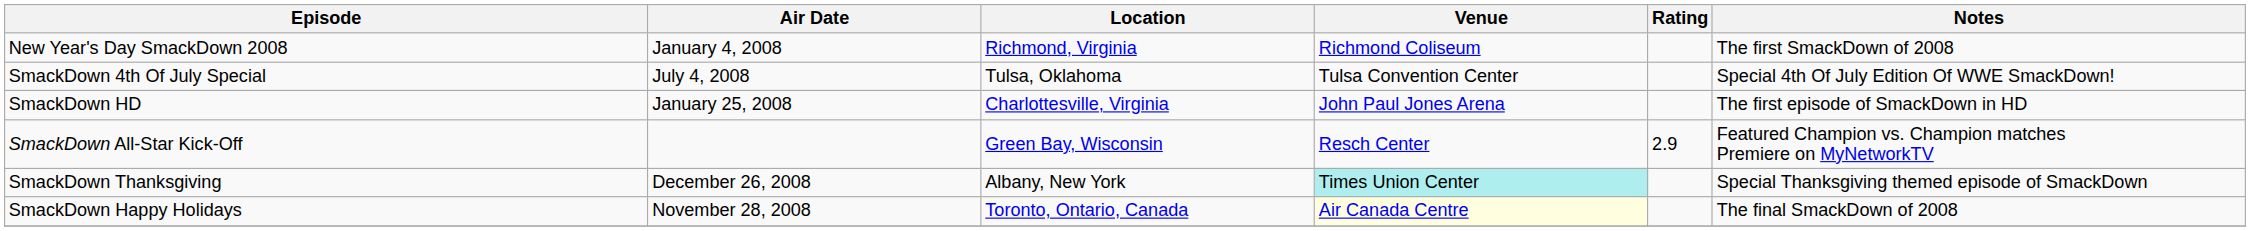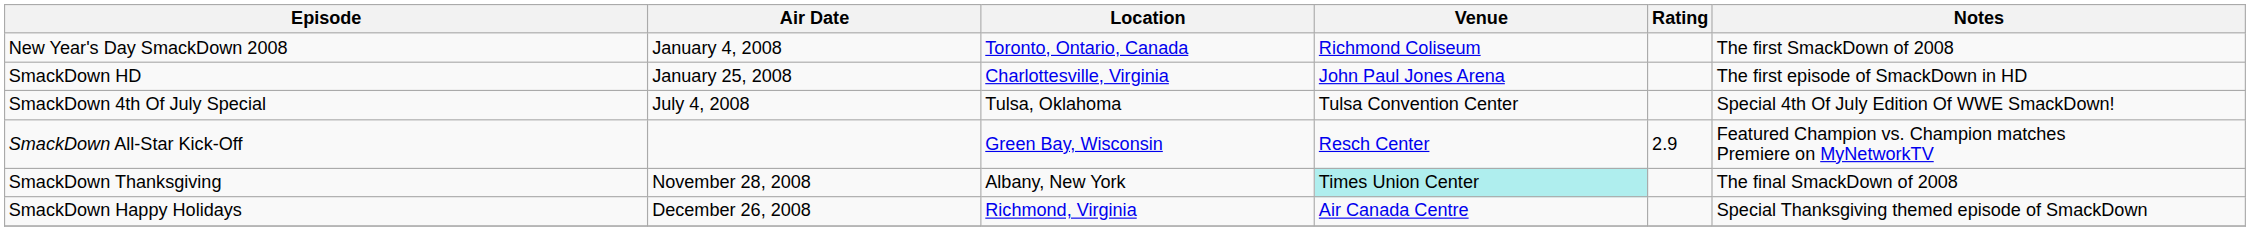(1061, 47) Richmond, Virginia -> (1087, 47) Toronto, Ontario, Canada
rows swapped: (75, 104) <-> (137, 76)
(732, 182) December 26, 2008 -> (732, 182) November 28, 2008
(1932, 182) Special Thanksgiving themed episode of SmackDown -> (1837, 182) The final SmackDown of 2008
(732, 211) November 28, 2008 -> (732, 211) December 26, 2008
(1087, 211) Toronto, Ontario, Canada -> (1061, 211) Richmond, Virginia
(1394, 211) lightyellow background -> (1394, 211) no background
(1837, 211) The final SmackDown of 2008 -> (1932, 211) Special Thanksgiving themed episode of SmackDown
